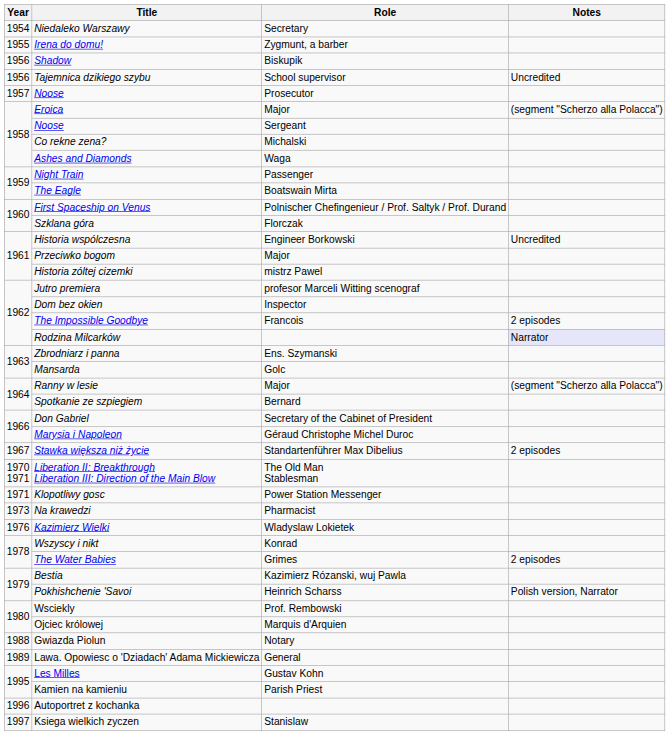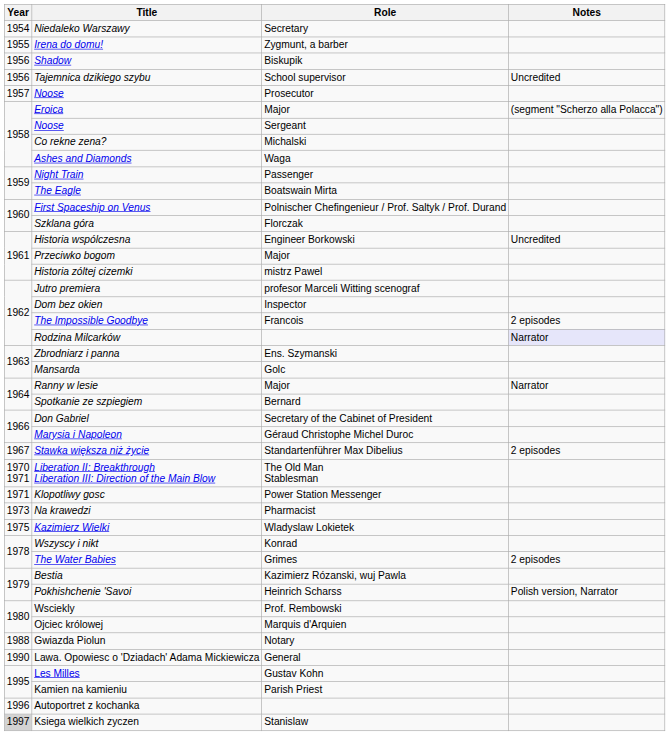(587, 386) (segment "Scherzo alla Polacca") -> (530, 386) Narrator
(18, 527) 1976 -> (18, 527) 1975
(18, 657) 1989 -> (18, 657) 1990
(18, 722) no background -> (18, 722) lightgrey background
